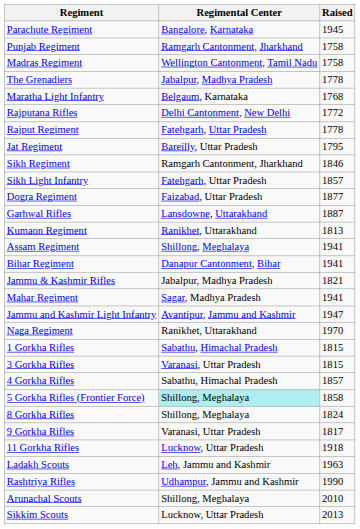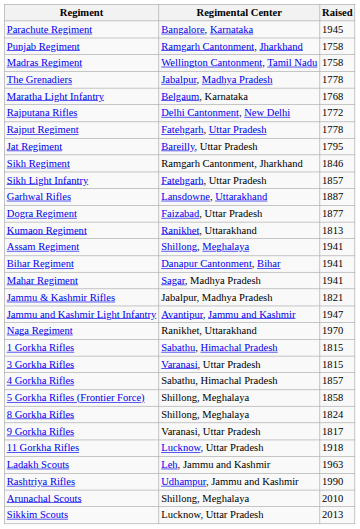rows swapped: (42, 197) <-> (39, 213)
rows swapped: (42, 297) <-> (61, 280)
(205, 398) paleturquoise background -> (205, 398) no background
